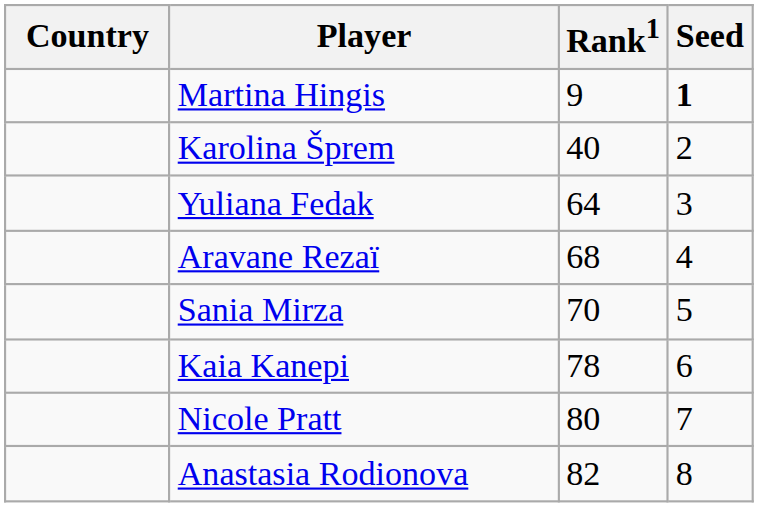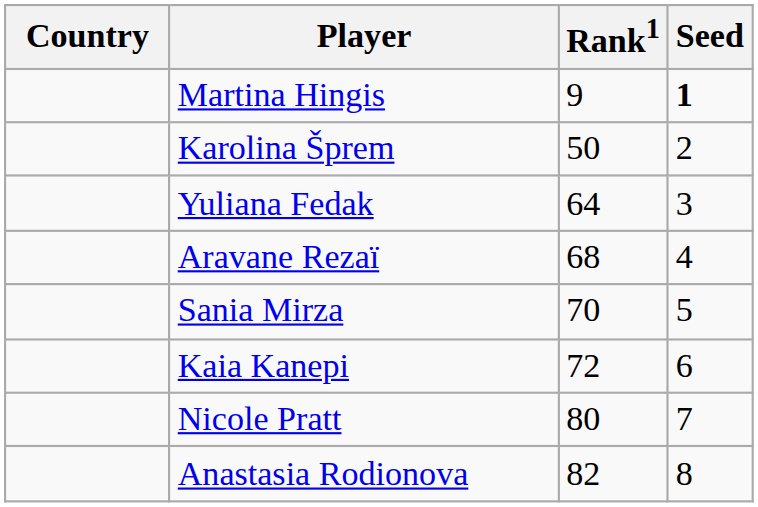(583, 148) 40 -> (583, 148) 50
(583, 365) 78 -> (583, 365) 72
